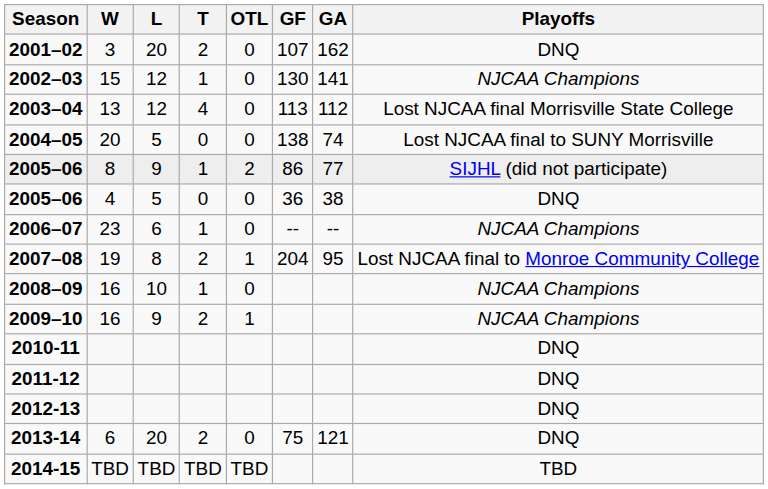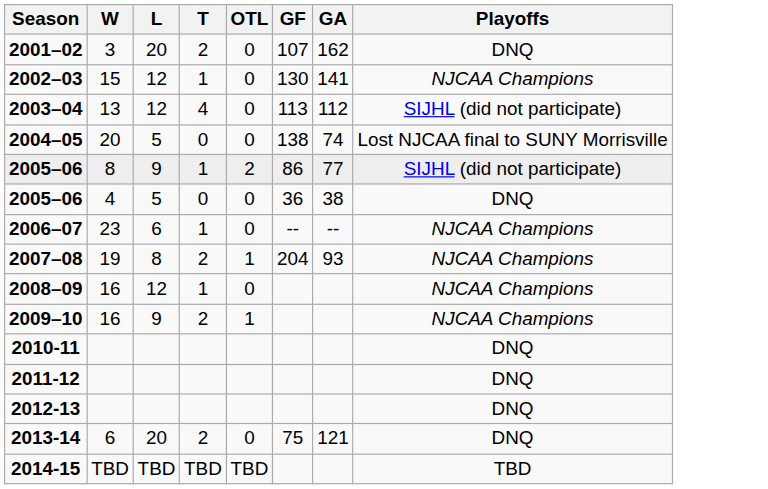(558, 109) Lost NJCAA final Morrisville State College -> (513, 109) SIJHL (did not participate)
(333, 259) 95 -> (333, 259) 93
(558, 259) Lost NJCAA final to Monroe Community College -> (513, 259) NJCAA Champions
(156, 288) 10 -> (156, 288) 12
